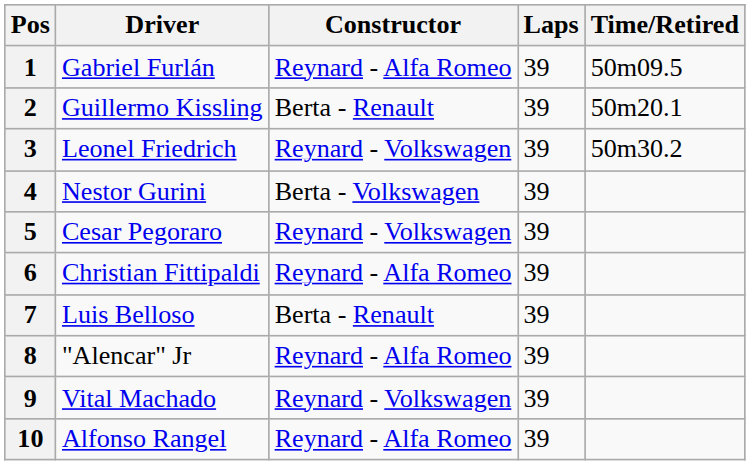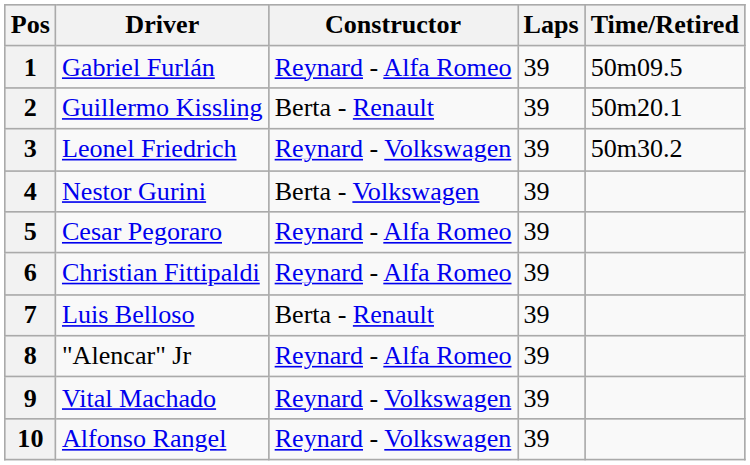(393, 231) Reynard - Volkswagen -> (393, 231) Reynard - Alfa Romeo
(393, 438) Reynard - Alfa Romeo -> (393, 438) Reynard - Volkswagen
